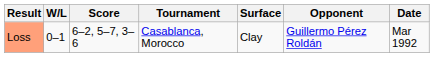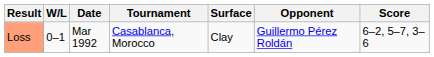columns swapped: (409, 13) <-> (104, 13)
